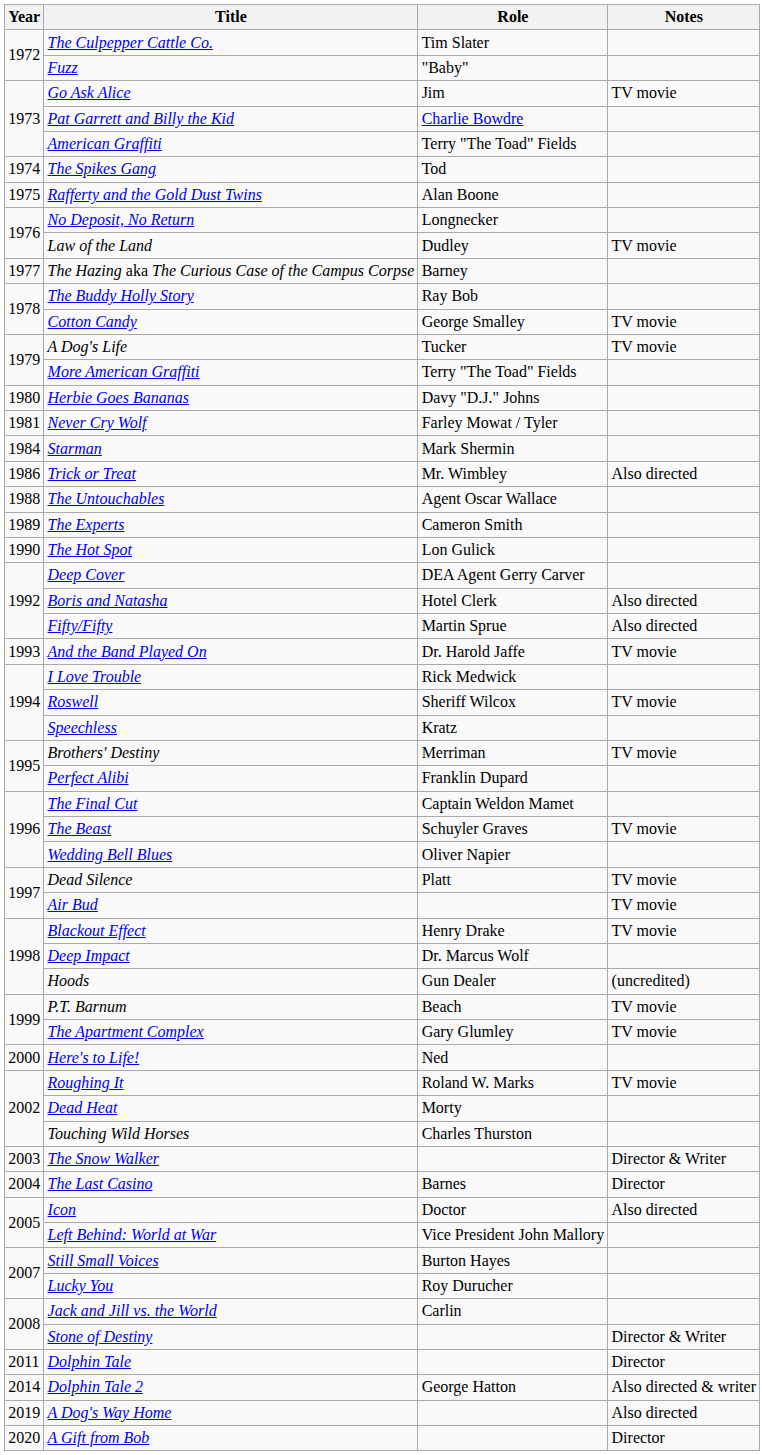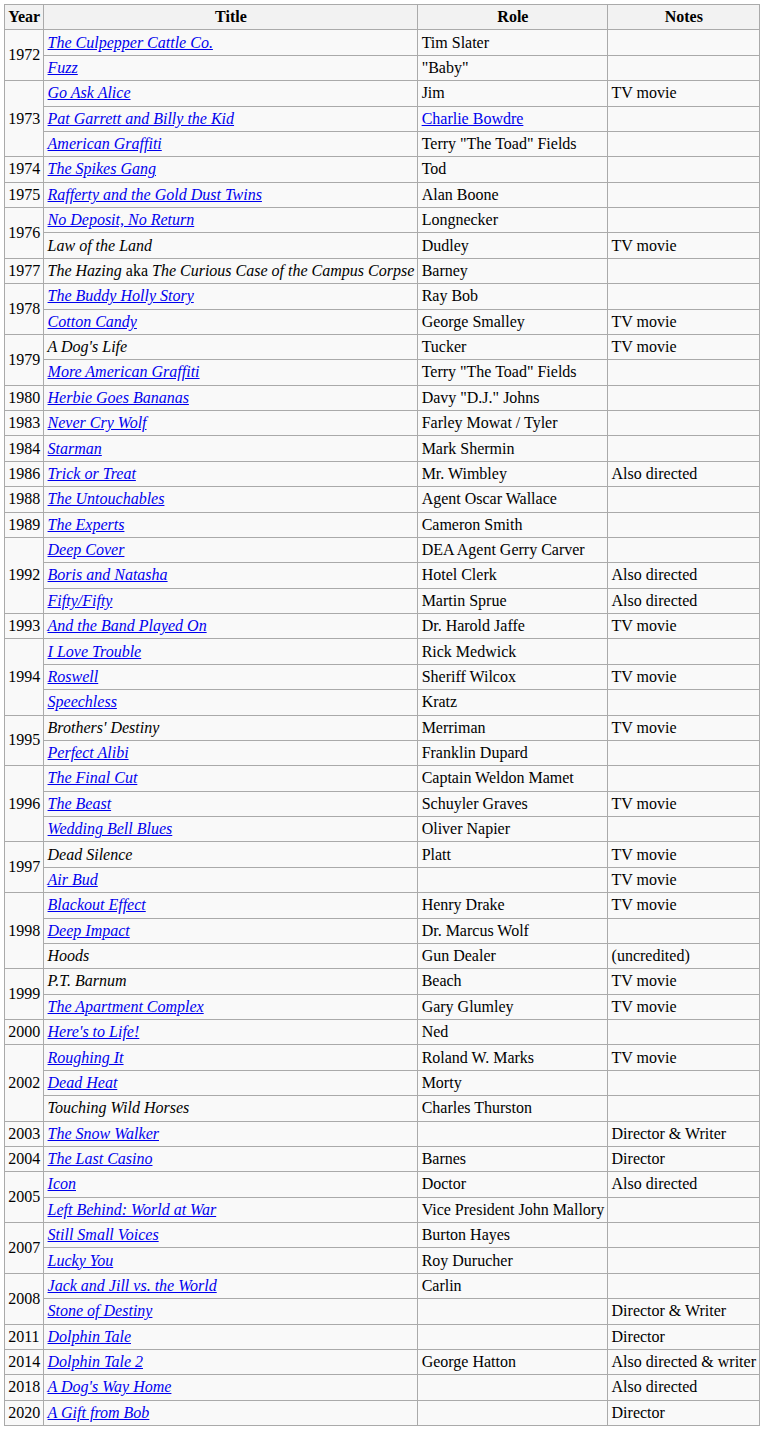(24, 423) 1981 -> (24, 423) 1983
- row: (90, 550)
(24, 1412) 2019 -> (24, 1387) 2018
